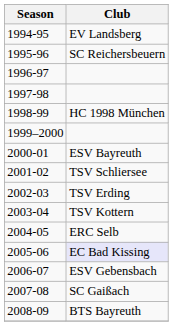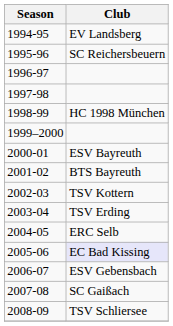(108, 172) TSV Schliersee -> (105, 172) BTS Bayreuth
(99, 192) TSV Erding -> (101, 192) TSV Kottern
(101, 212) TSV Kottern -> (99, 212) TSV Erding
(105, 311) BTS Bayreuth -> (108, 311) TSV Schliersee
